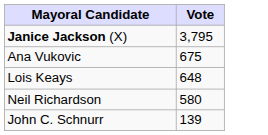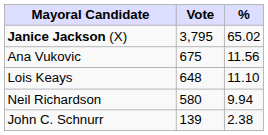+ column: (244, 15)
